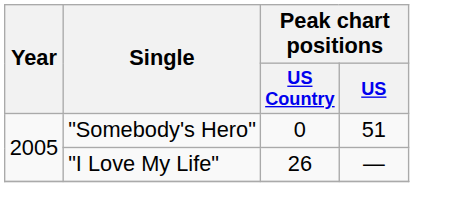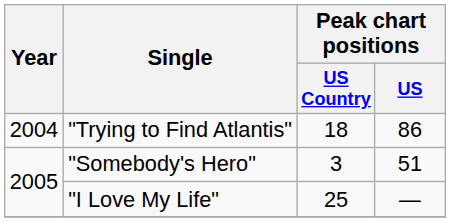+ row: (180, 130)
(300, 130) 0 -> (336, 164) 3
(300, 164) 26 -> (336, 199) 25
